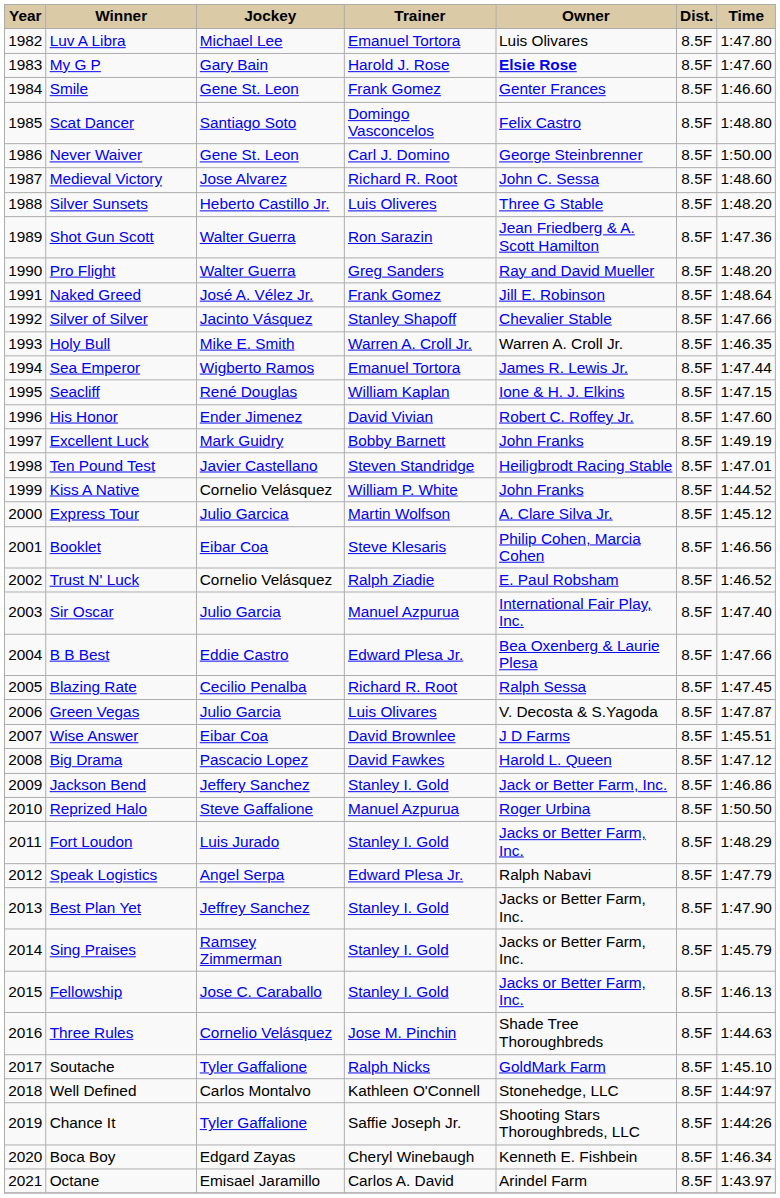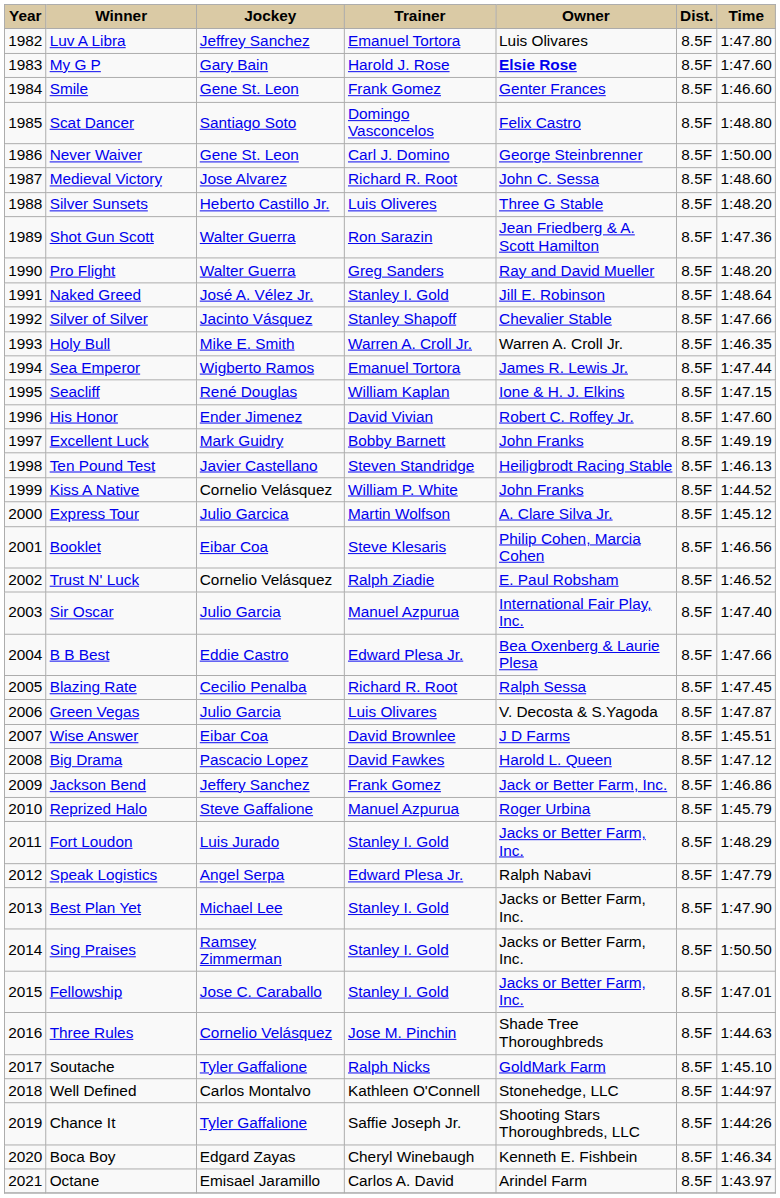(241, 41) Michael Lee -> (255, 41) Jeffrey Sanchez
(395, 294) Frank Gomez -> (398, 294) Stanley I. Gold
(746, 465) 1:47.01 -> (746, 465) 1:46.13
(398, 785) Stanley I. Gold -> (395, 785) Frank Gomez
(746, 809) 1:50.50 -> (746, 809) 1:45.79
(255, 908) Jeffrey Sanchez -> (241, 908) Michael Lee
(746, 950) 1:45.79 -> (746, 950) 1:50.50
(746, 991) 1:46.13 -> (746, 991) 1:47.01
